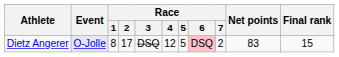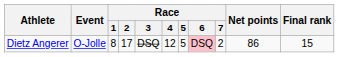(90, 44) lavender background -> (90, 44) no background
(253, 44) 83 -> (253, 44) 86
